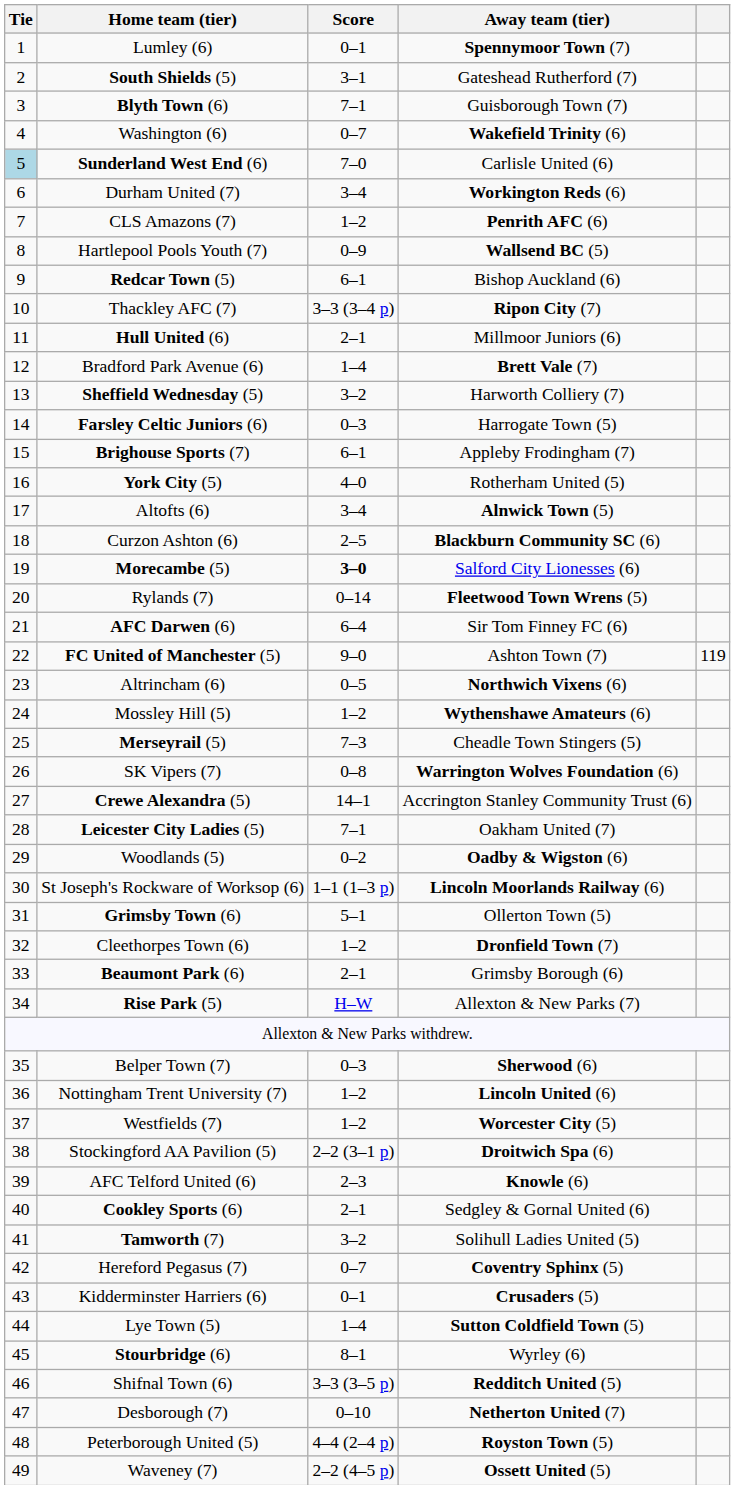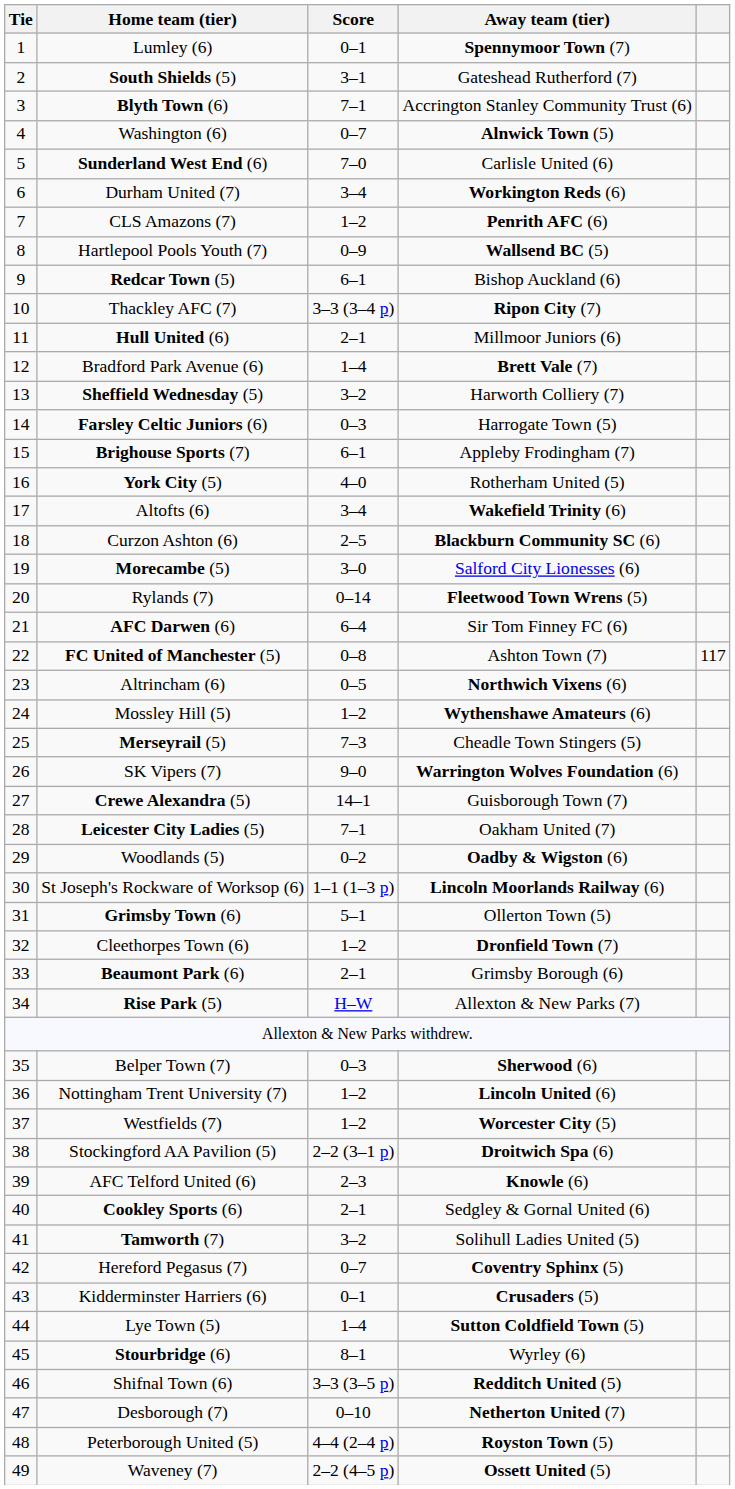(547, 105) Guisborough Town (7) -> (547, 105) Accrington Stanley Community Trust (6)
(547, 134) Wakefield Trinity (6) -> (547, 134) Alnwick Town (5)
(21, 163) lightblue background -> (21, 163) no background
(547, 510) Alnwick Town (5) -> (547, 510) Wakefield Trinity (6)
(353, 568) bold -> (353, 568) normal
(353, 655) 9–0 -> (353, 655) 0–8
(713, 655) 119 -> (713, 655) 117
(353, 771) 0–8 -> (353, 771) 9–0
(547, 800) Accrington Stanley Community Trust (6) -> (547, 800) Guisborough Town (7)
